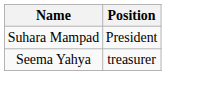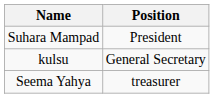+ row: (53, 59)
